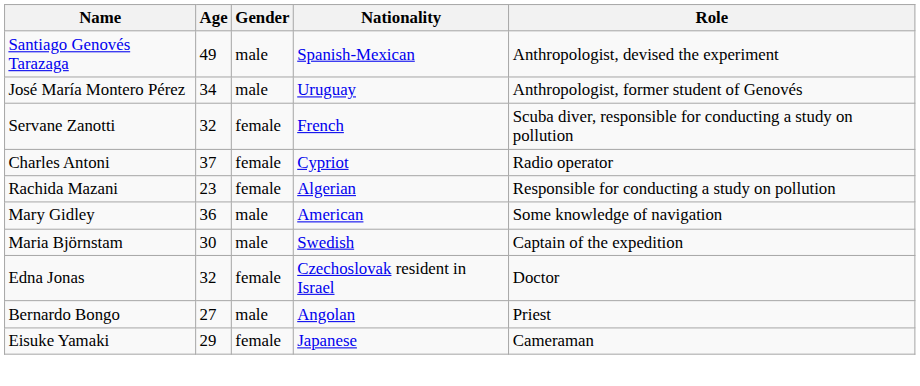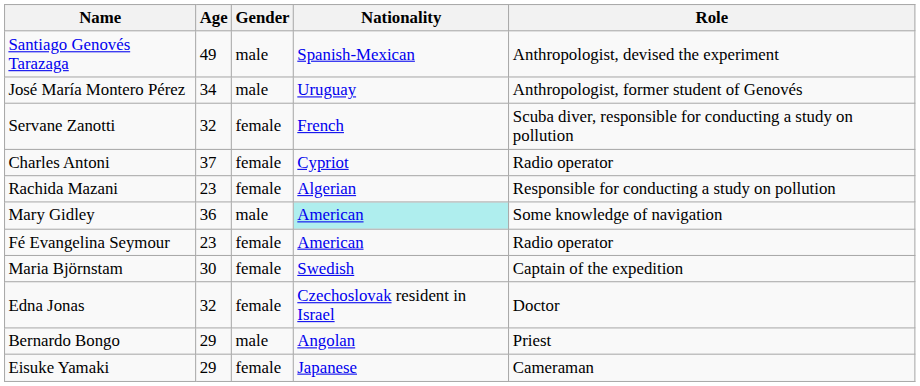(330, 215) no background -> (330, 215) paleturquoise background
+ row: (89, 242)
(252, 242) male -> (258, 268) female
(208, 314) 27 -> (208, 340) 29
